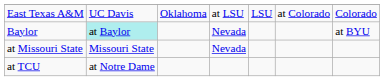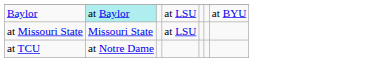- row: (45, 13)
(229, 31) Nevada -> (180, 13) at LSU
(229, 48) Nevada -> (180, 31) at LSU
